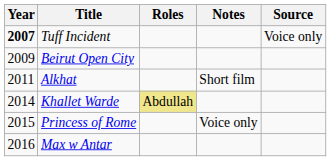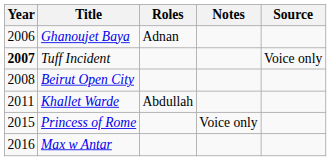+ row: (85, 36)
(21, 58) 2009 -> (21, 79) 2008
- row: (59, 79)
(21, 101) 2014 -> (21, 101) 2011
(168, 101) khaki background -> (168, 101) no background
